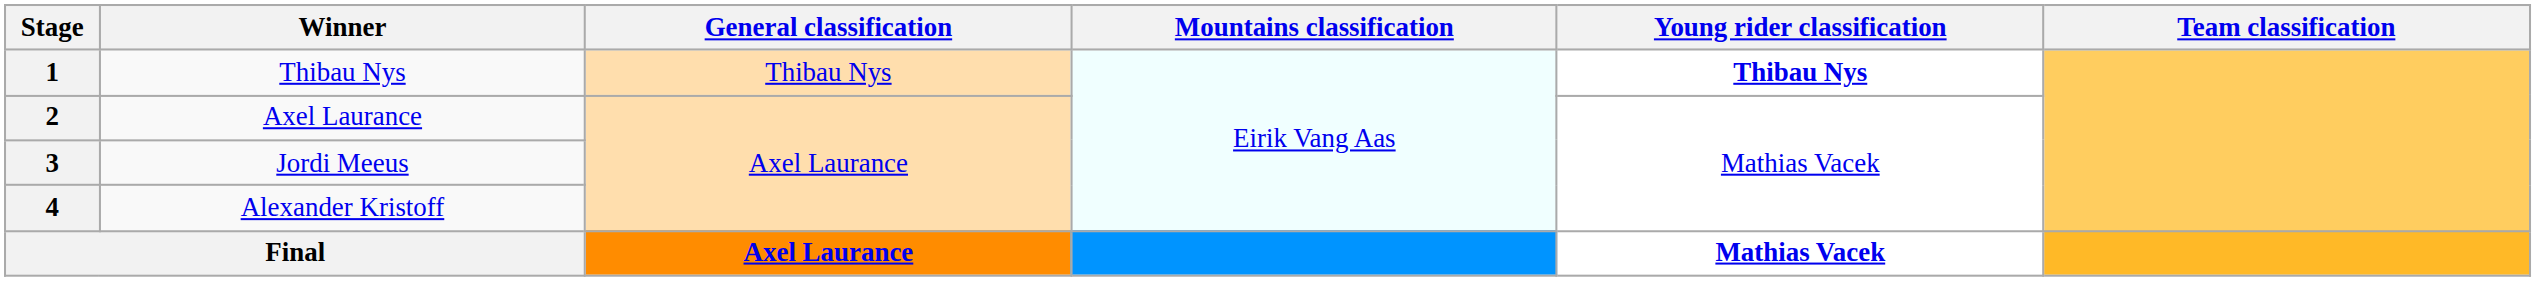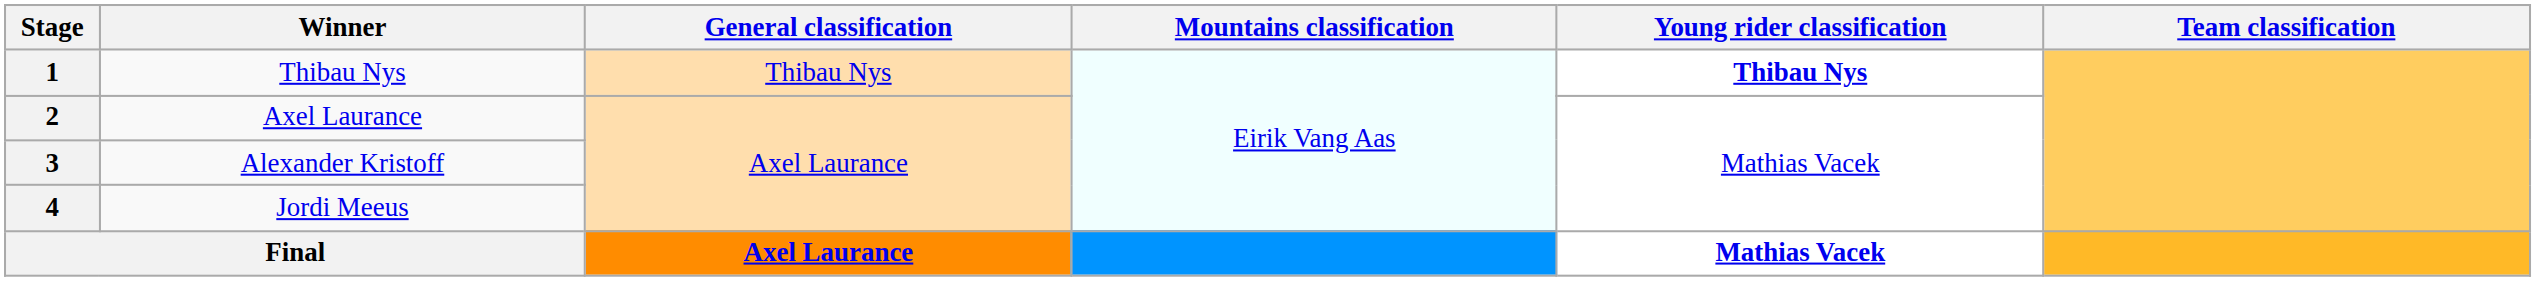(342, 162) Jordi Meeus -> (342, 162) Alexander Kristoff
(342, 207) Alexander Kristoff -> (342, 207) Jordi Meeus
